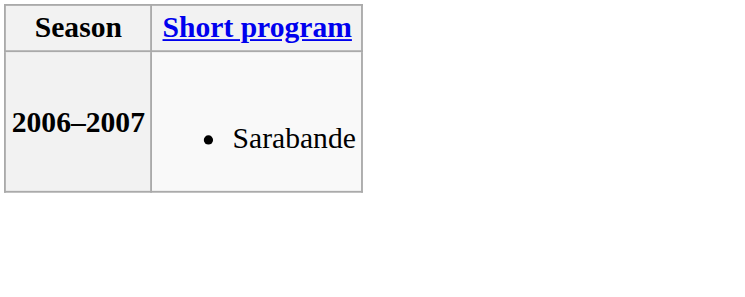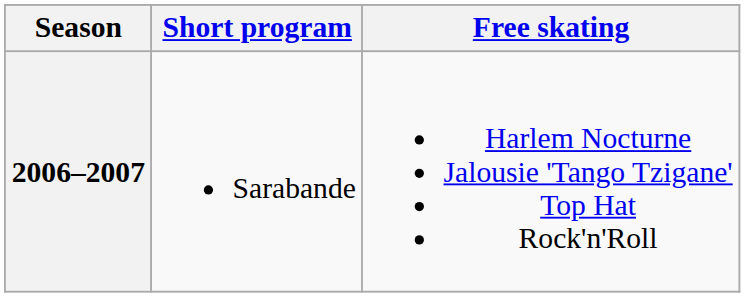+ column: (551, 27)
